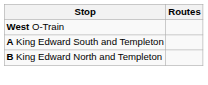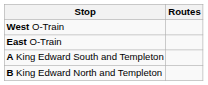+ row: (34, 42)
